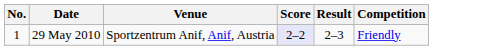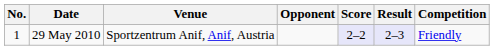+ column: (308, 14)
(334, 34) no background -> (395, 34) lavender background
